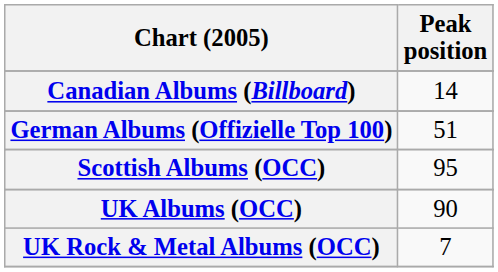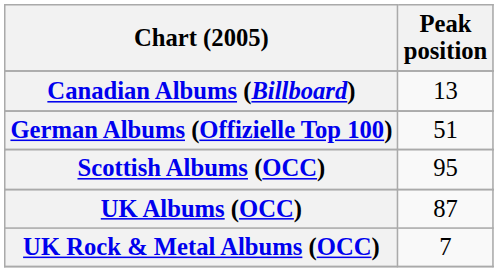(445, 90) 14 -> (445, 90) 13
(445, 208) 90 -> (445, 208) 87
